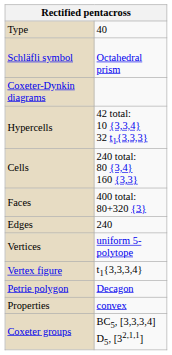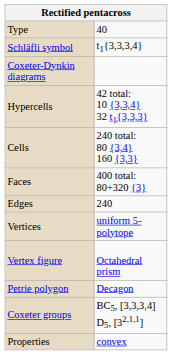(119, 63) Octahedral prism -> (120, 47) t1{3,3,3,4}
(120, 270) t1{3,3,3,4} -> (119, 266) Octahedral prism
rows swapped: (39, 331) <-> (29, 305)
